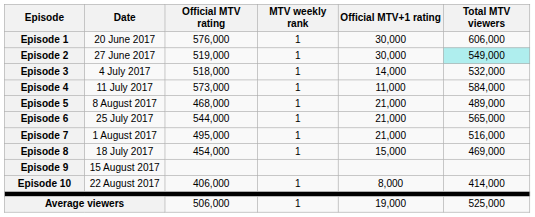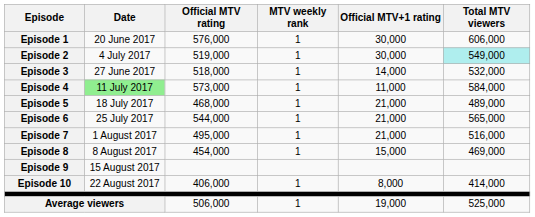(125, 55) 27 June 2017 -> (125, 55) 4 July 2017
(125, 71) 4 July 2017 -> (125, 71) 27 June 2017
(125, 87) no background -> (125, 87) lightgreen background
(125, 103) 8 August 2017 -> (125, 103) 18 July 2017
(125, 151) 18 July 2017 -> (125, 151) 8 August 2017
